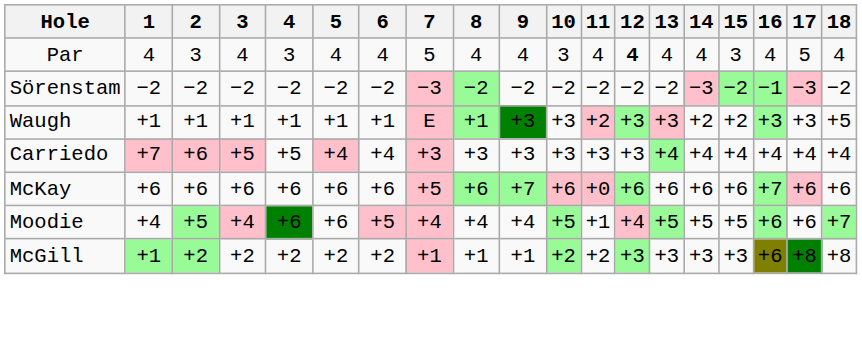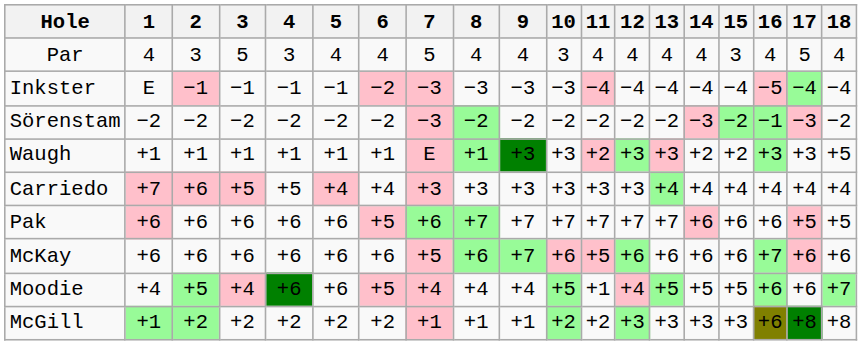(242, 55) 4 -> (242, 55) 5
(632, 55) bold -> (632, 55) normal
+ row: (53, 88)
+ row: (28, 222)
(598, 189) +0 -> (598, 256) +5
